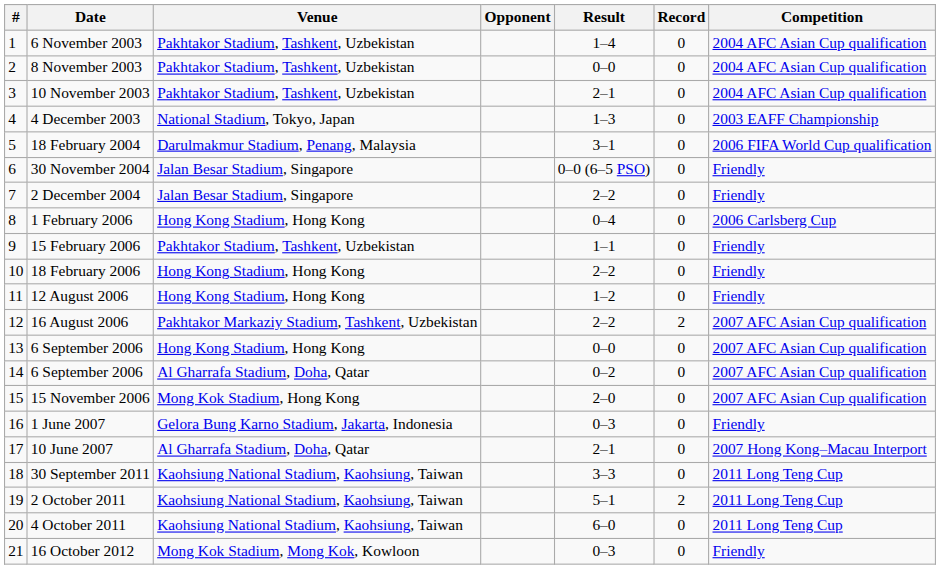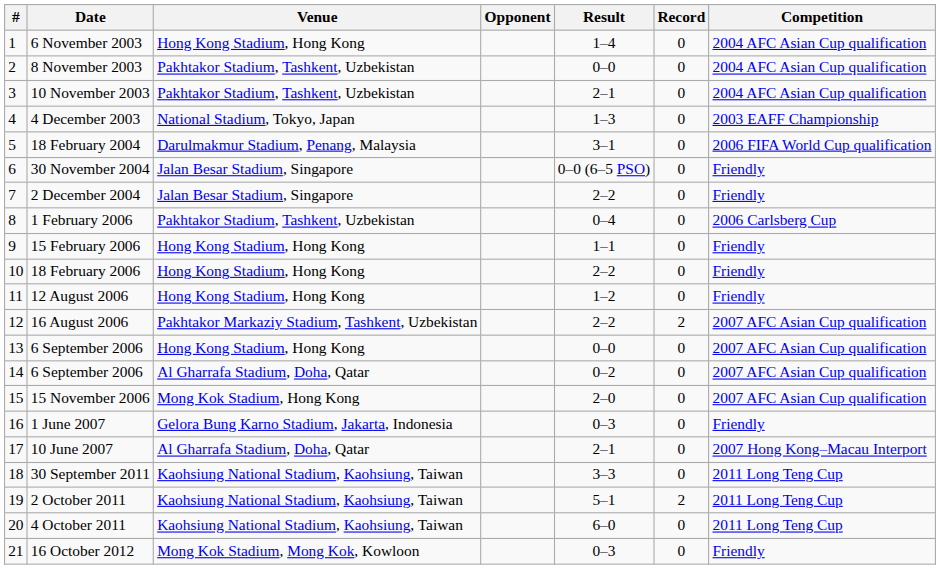(286, 43) Pakhtakor Stadium, Tashkent, Uzbekistan -> (261, 43) Hong Kong Stadium, Hong Kong
(261, 220) Hong Kong Stadium, Hong Kong -> (286, 220) Pakhtakor Stadium, Tashkent, Uzbekistan
(286, 246) Pakhtakor Stadium, Tashkent, Uzbekistan -> (261, 246) Hong Kong Stadium, Hong Kong
